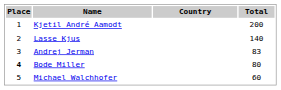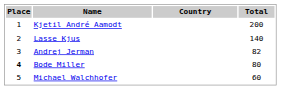(257, 51) 83 -> (257, 51) 82
